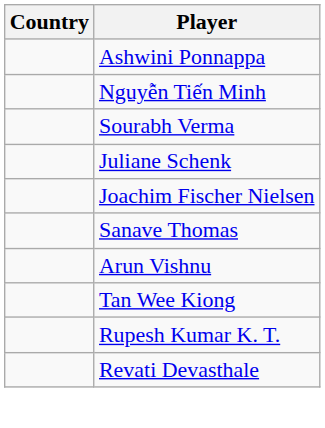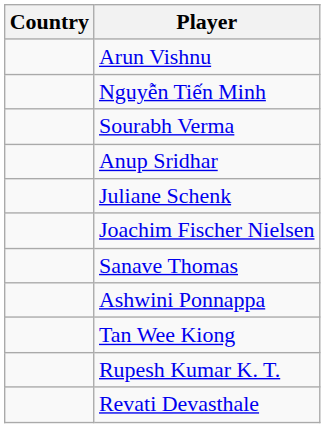rows swapped: (182, 56) <-> (155, 265)
+ row: (158, 160)
